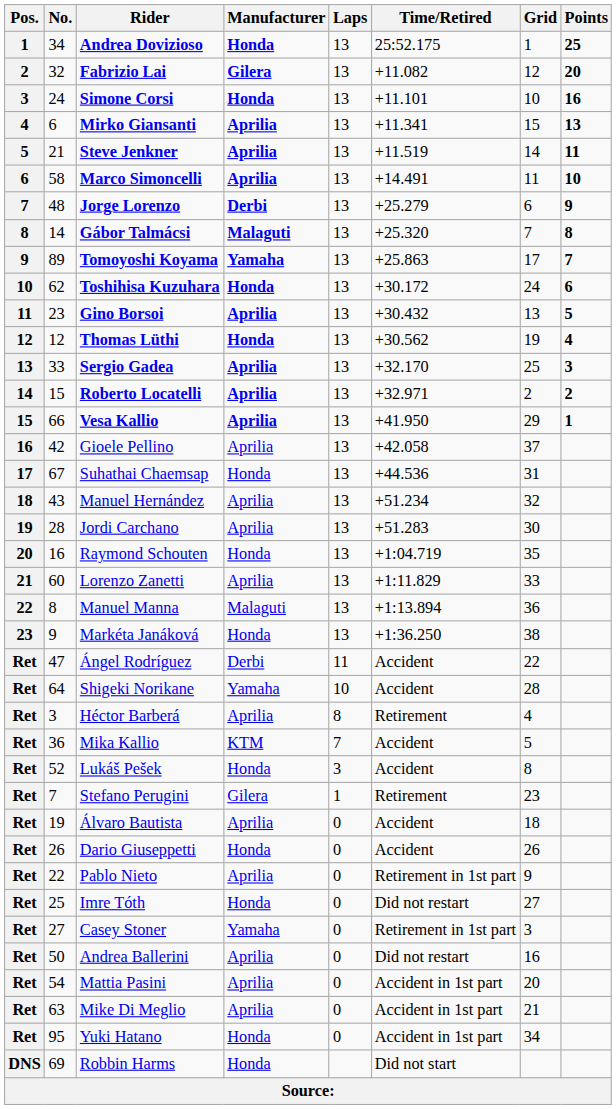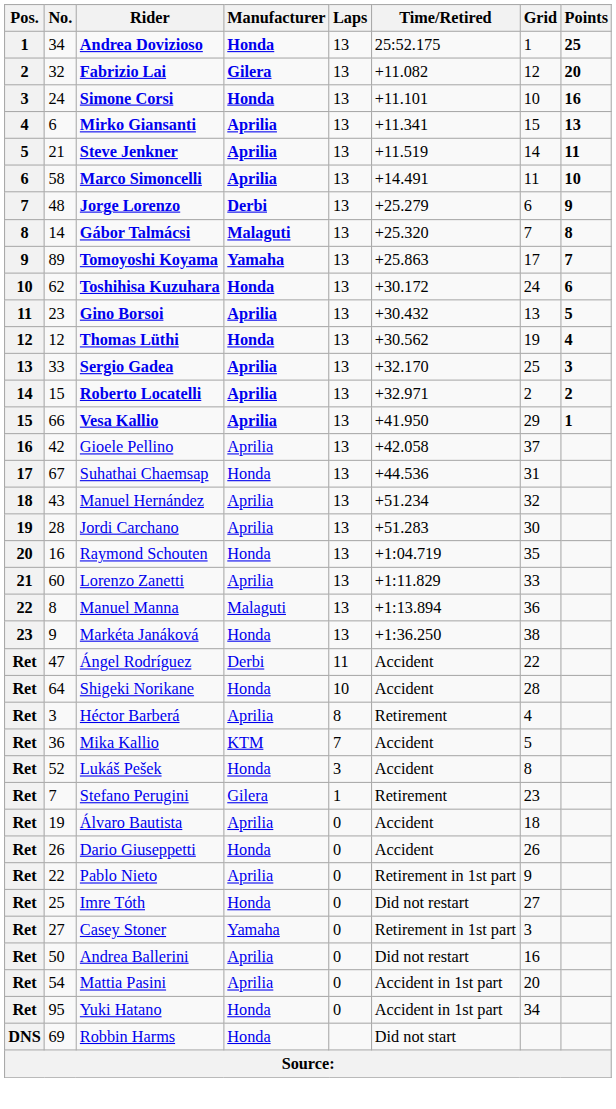(254, 688) Yamaha -> (249, 688) Honda
- row: (133, 1010)
